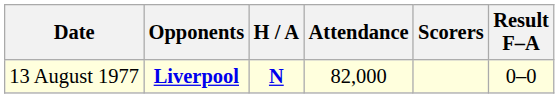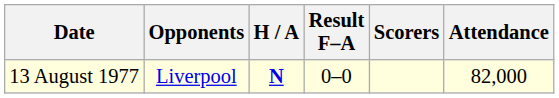columns swapped: (521, 32) <-> (359, 32)
(196, 76) bold -> (196, 76) normal
